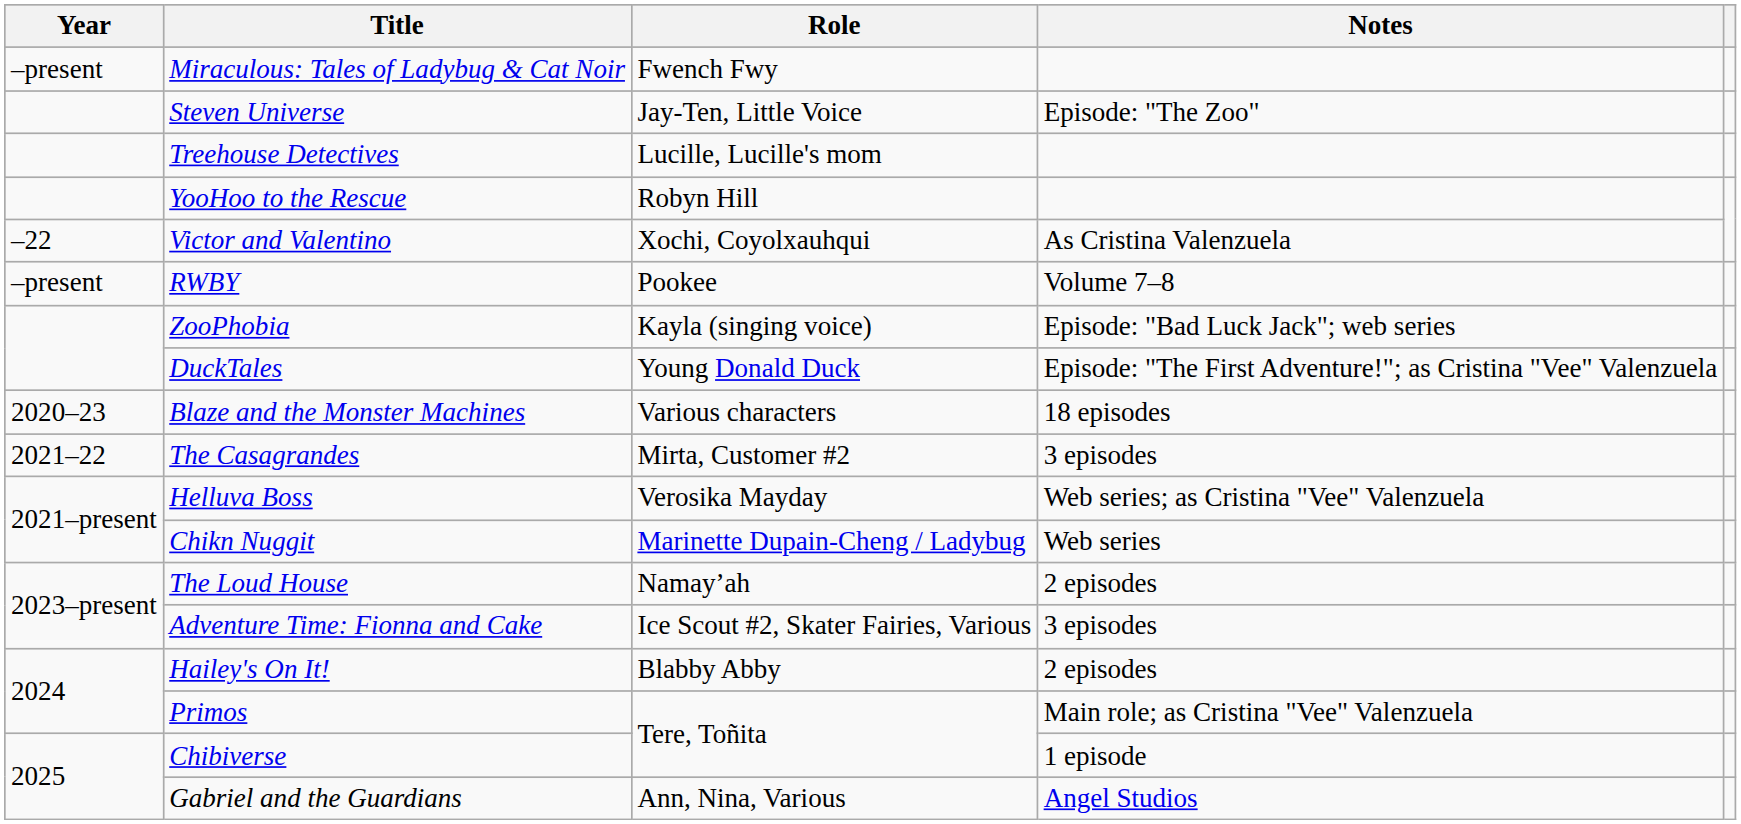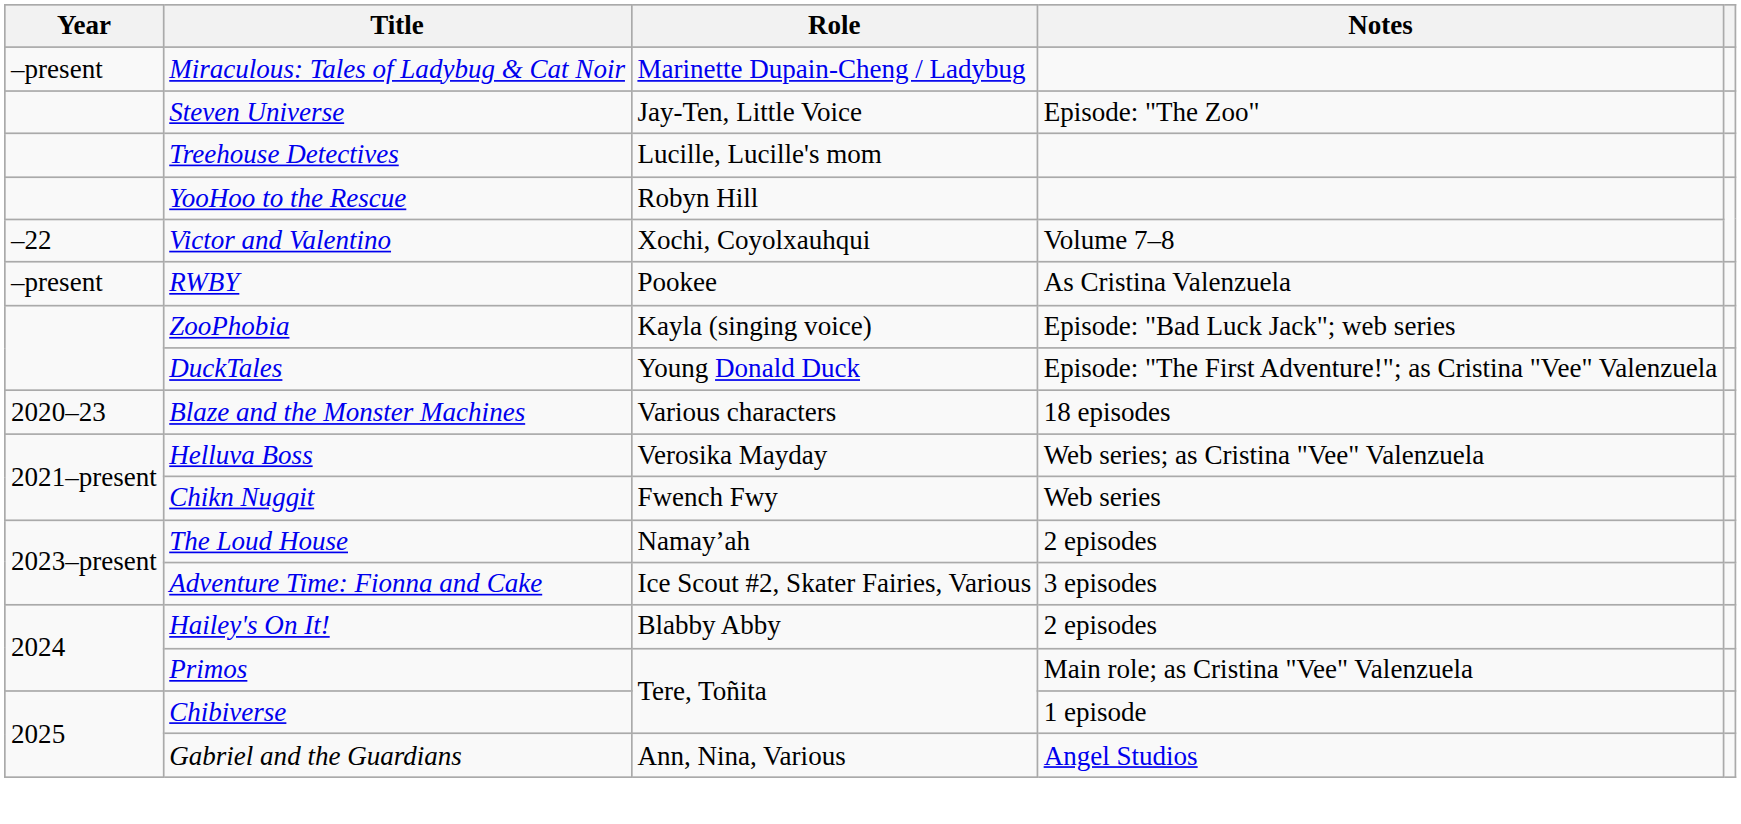(708, 68) Fwench Fwy -> (832, 68) Marinette Dupain-Cheng / Ladybug
(1167, 240) As Cristina Valenzuela -> (1109, 240) Volume 7–8
(1109, 283) Volume 7–8 -> (1167, 283) As Cristina Valenzuela
- row: (264, 454)
(832, 540) Marinette Dupain-Cheng / Ladybug -> (708, 497) Fwench Fwy
